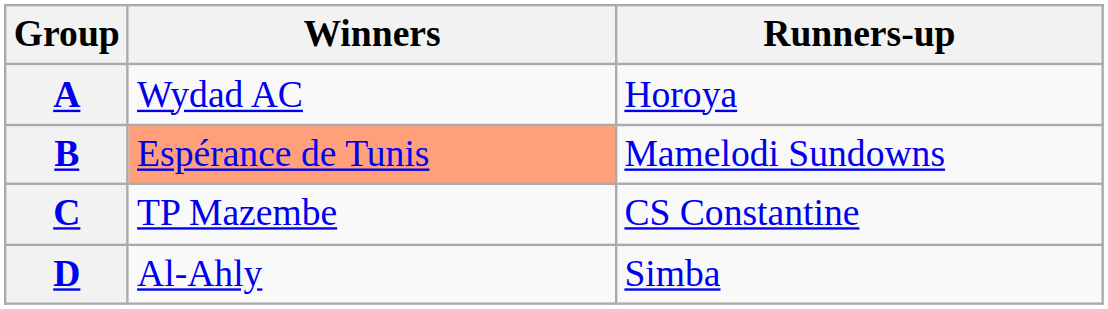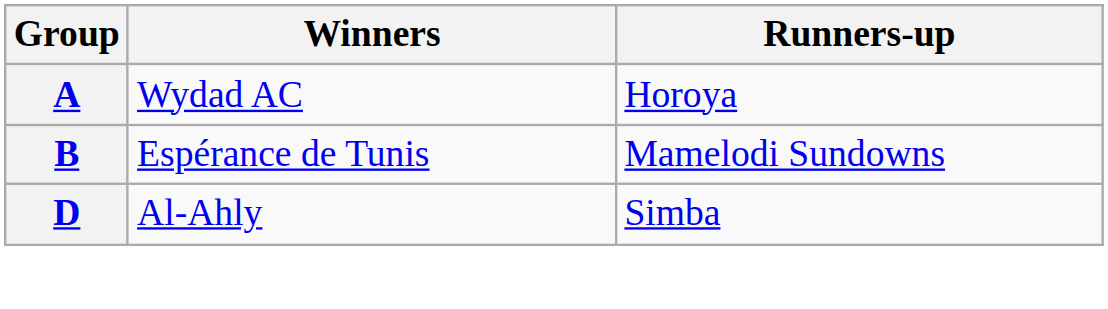(283, 153) lightsalmon background -> (283, 153) no background
- row: (67, 213)
